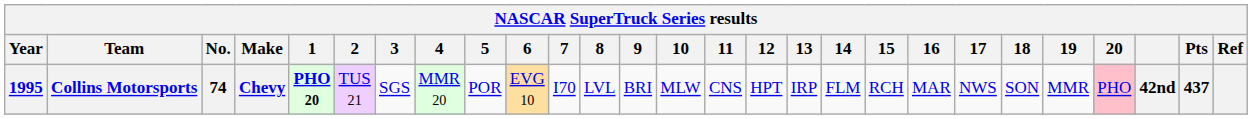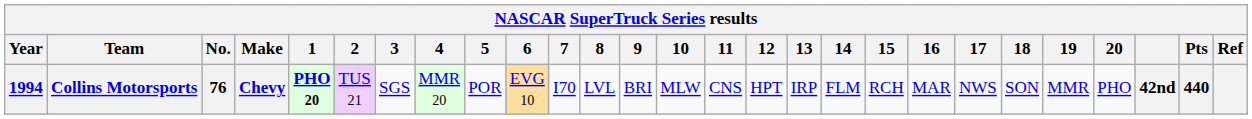(26, 88) 1995 -> (26, 88) 1994
(218, 88) 74 -> (218, 88) 76
(1114, 88) pink background -> (1114, 88) no background
(1197, 88) 437 -> (1197, 88) 440
